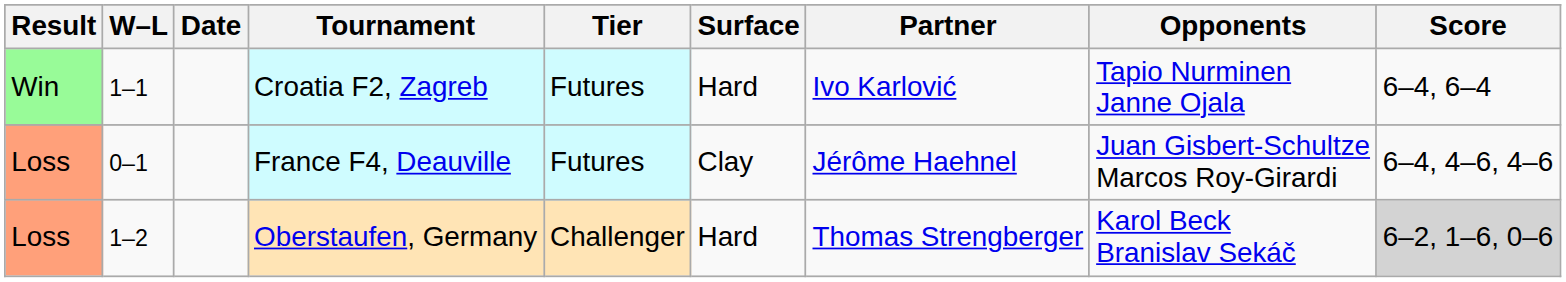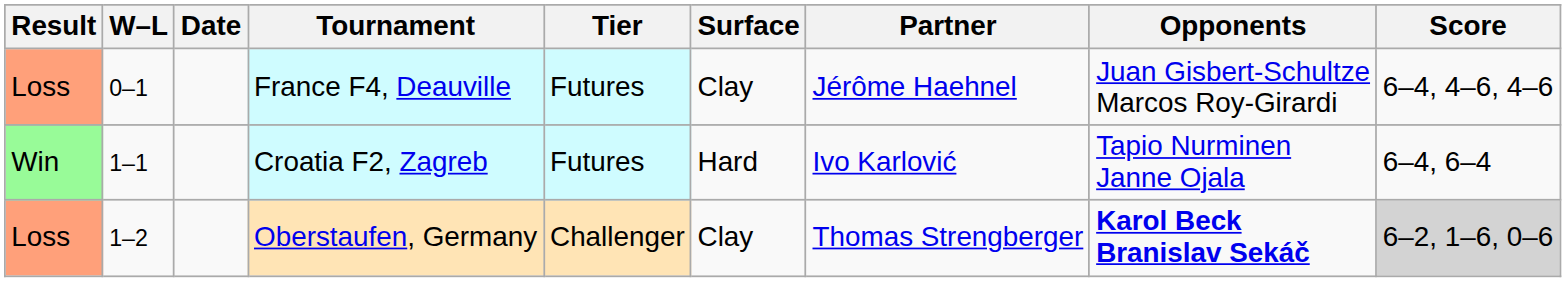rows swapped: (382, 161) <-> (371, 86)
(728, 237) Hard -> (725, 237) Clay
(1196, 237) normal -> (1203, 237) bold
